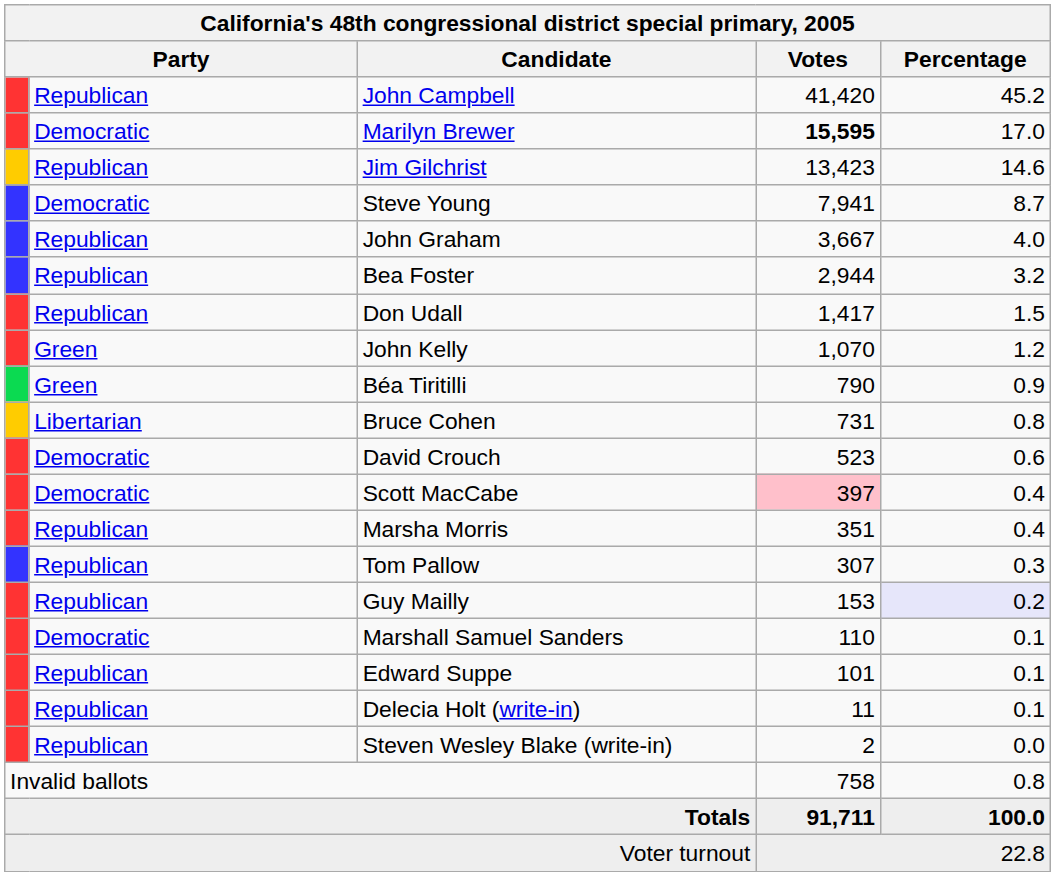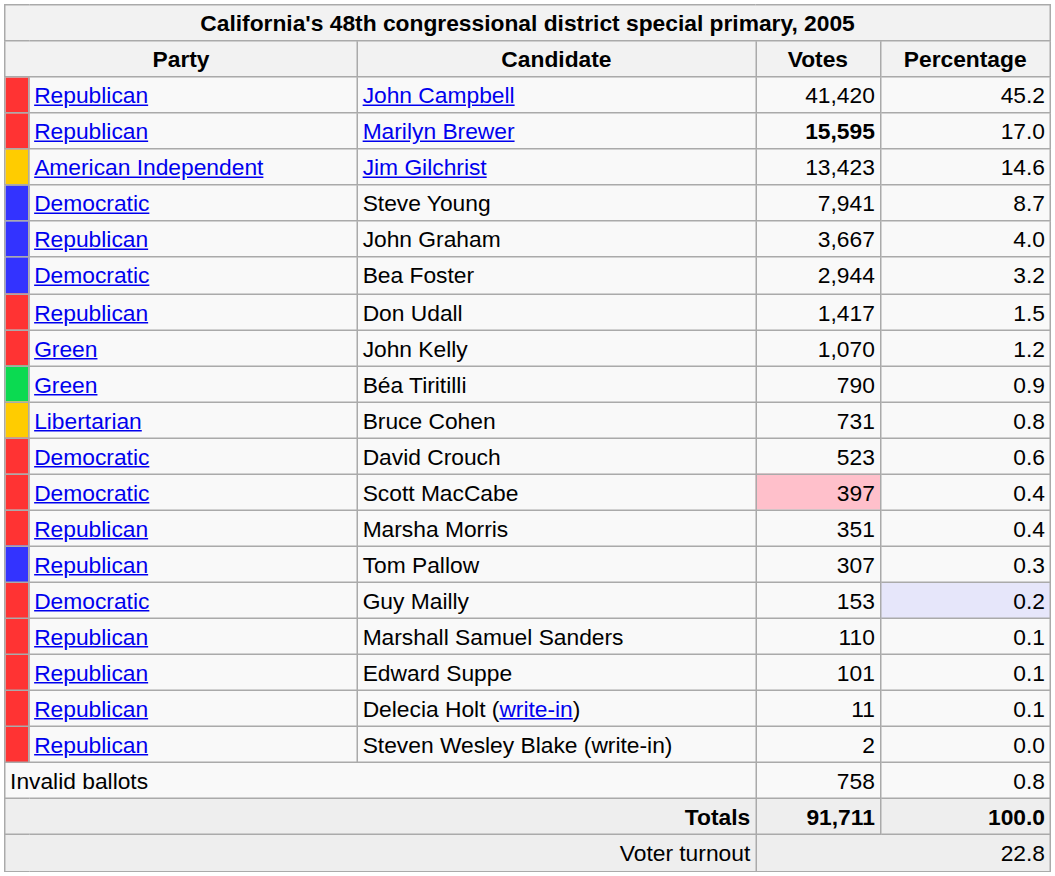(92, 131) Democratic -> (91, 131) Republican
(91, 167) Republican -> (149, 167) American Independent
(91, 276) Republican -> (92, 276) Democratic
(91, 600) Republican -> (92, 600) Democratic
(92, 637) Democratic -> (91, 637) Republican
